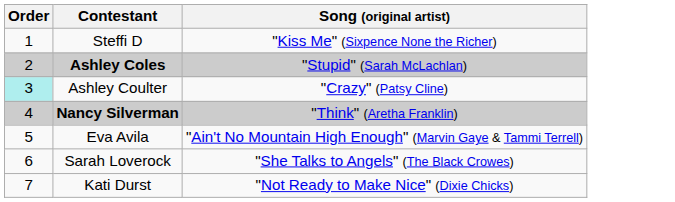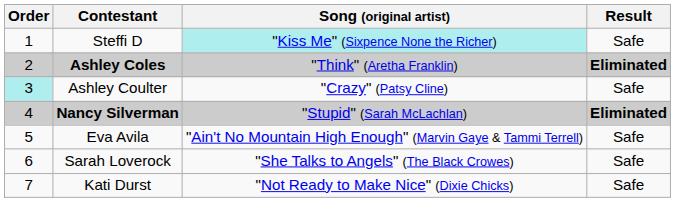+ column: (629, 16)
(384, 40) no background -> (384, 40) paleturquoise background
(384, 64) "Stupid" (Sarah McLachlan) -> (384, 64) "Think" (Aretha Franklin)
(384, 112) "Think" (Aretha Franklin) -> (384, 112) "Stupid" (Sarah McLachlan)
